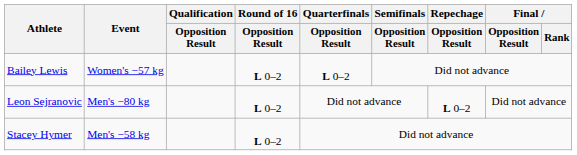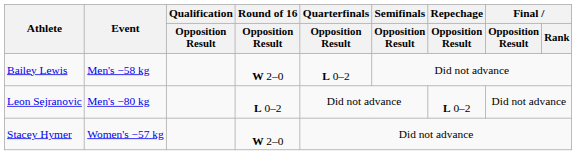(125, 70) Women's −57 kg -> (118, 70) Men's −58 kg
(268, 76) L 0–2 -> (268, 76) W 2–0
(118, 134) Men's −58 kg -> (125, 134) Women's −57 kg
(268, 141) L 0–2 -> (268, 141) W 2–0
